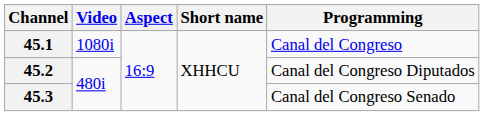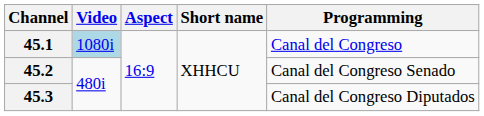(95, 44) no background -> (95, 44) lightblue background
(373, 70) Canal del Congreso Diputados -> (363, 70) Canal del Congreso Senado
(363, 96) Canal del Congreso Senado -> (373, 96) Canal del Congreso Diputados
